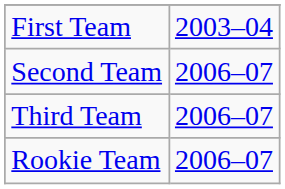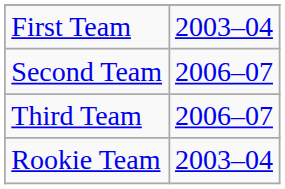(224, 159) 2006–07 -> (224, 159) 2003–04
